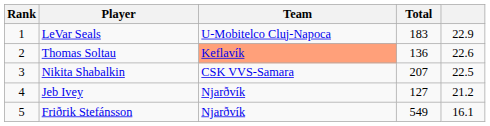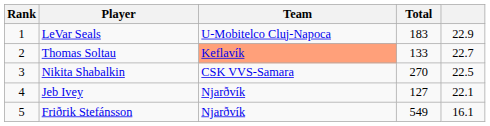(419, 53) 136 -> (419, 53) 133
(463, 53) 22.6 -> (463, 53) 22.7
(419, 72) 207 -> (419, 72) 270
(463, 92) 21.2 -> (463, 92) 22.1
